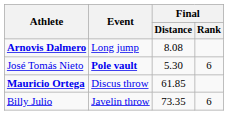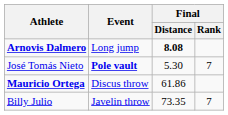(173, 48) normal -> (173, 48) bold
(209, 66) 6 -> (209, 66) 7
(173, 84) 61.85 -> (173, 84) 61.86
(209, 101) 6 -> (209, 101) 7
